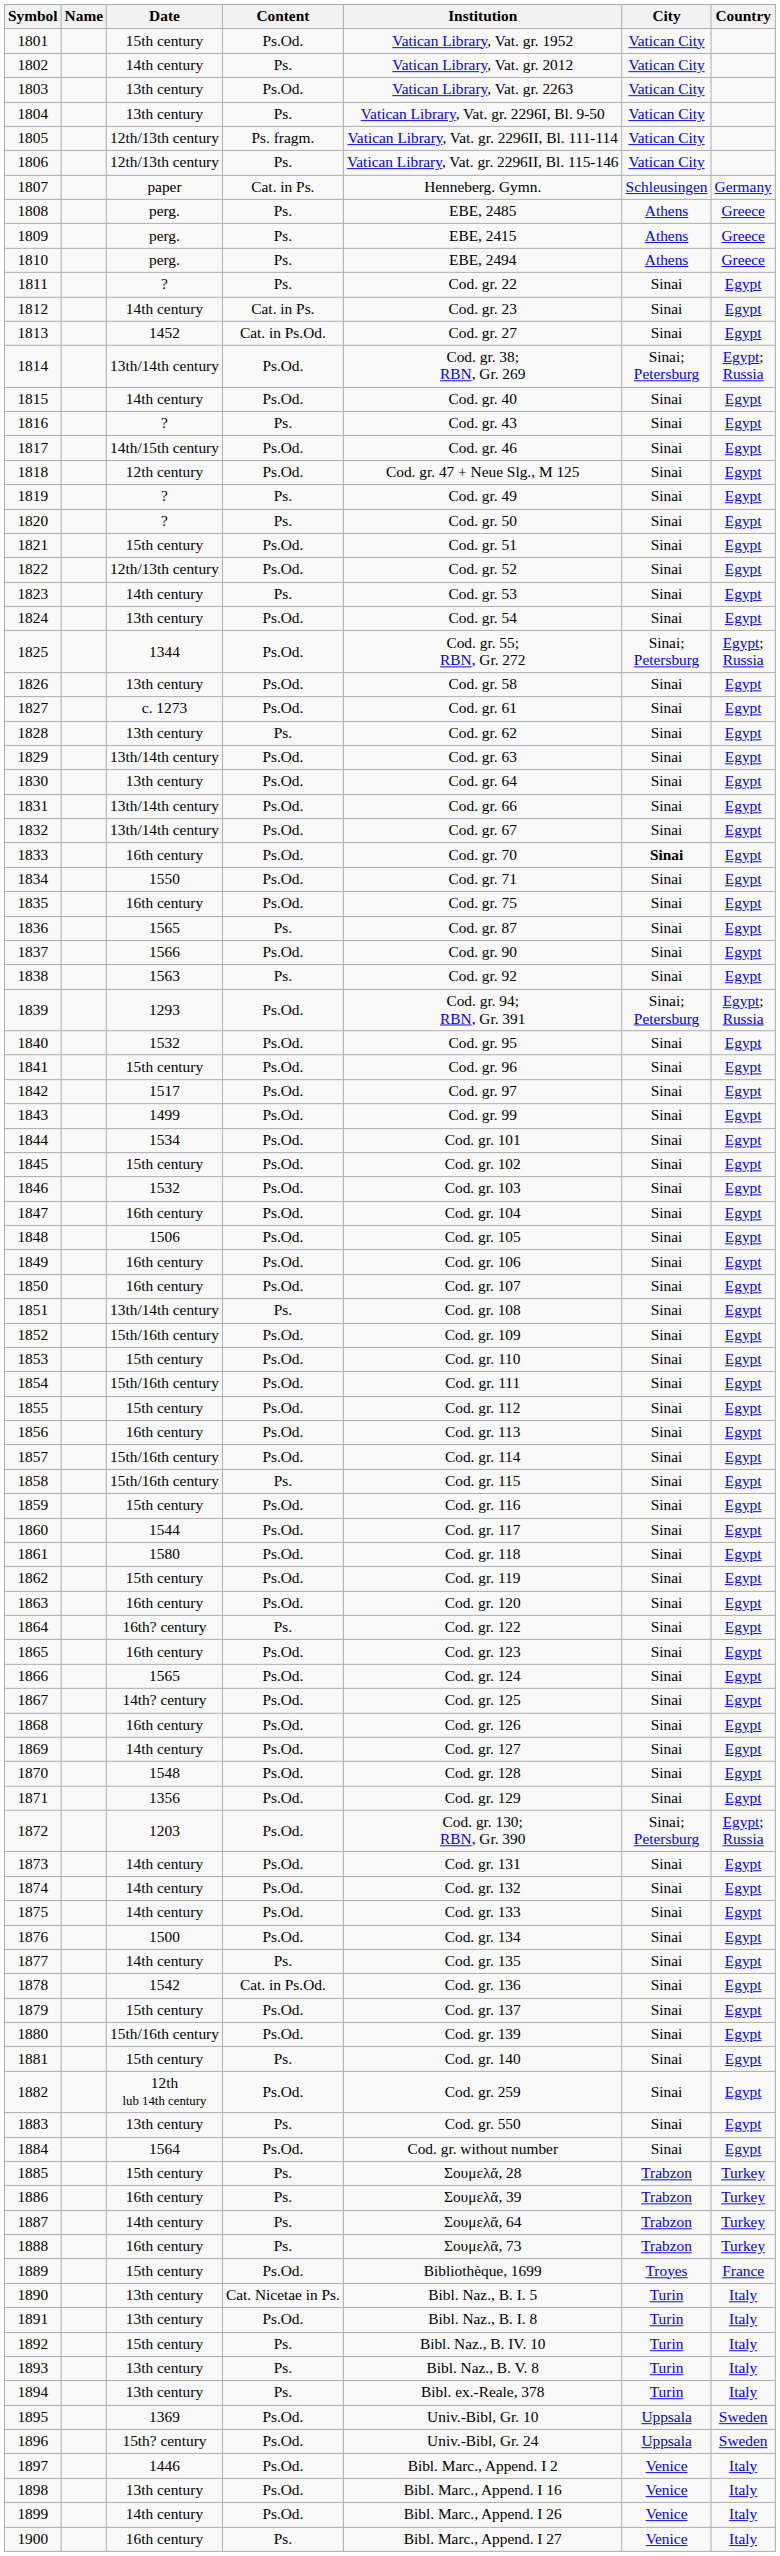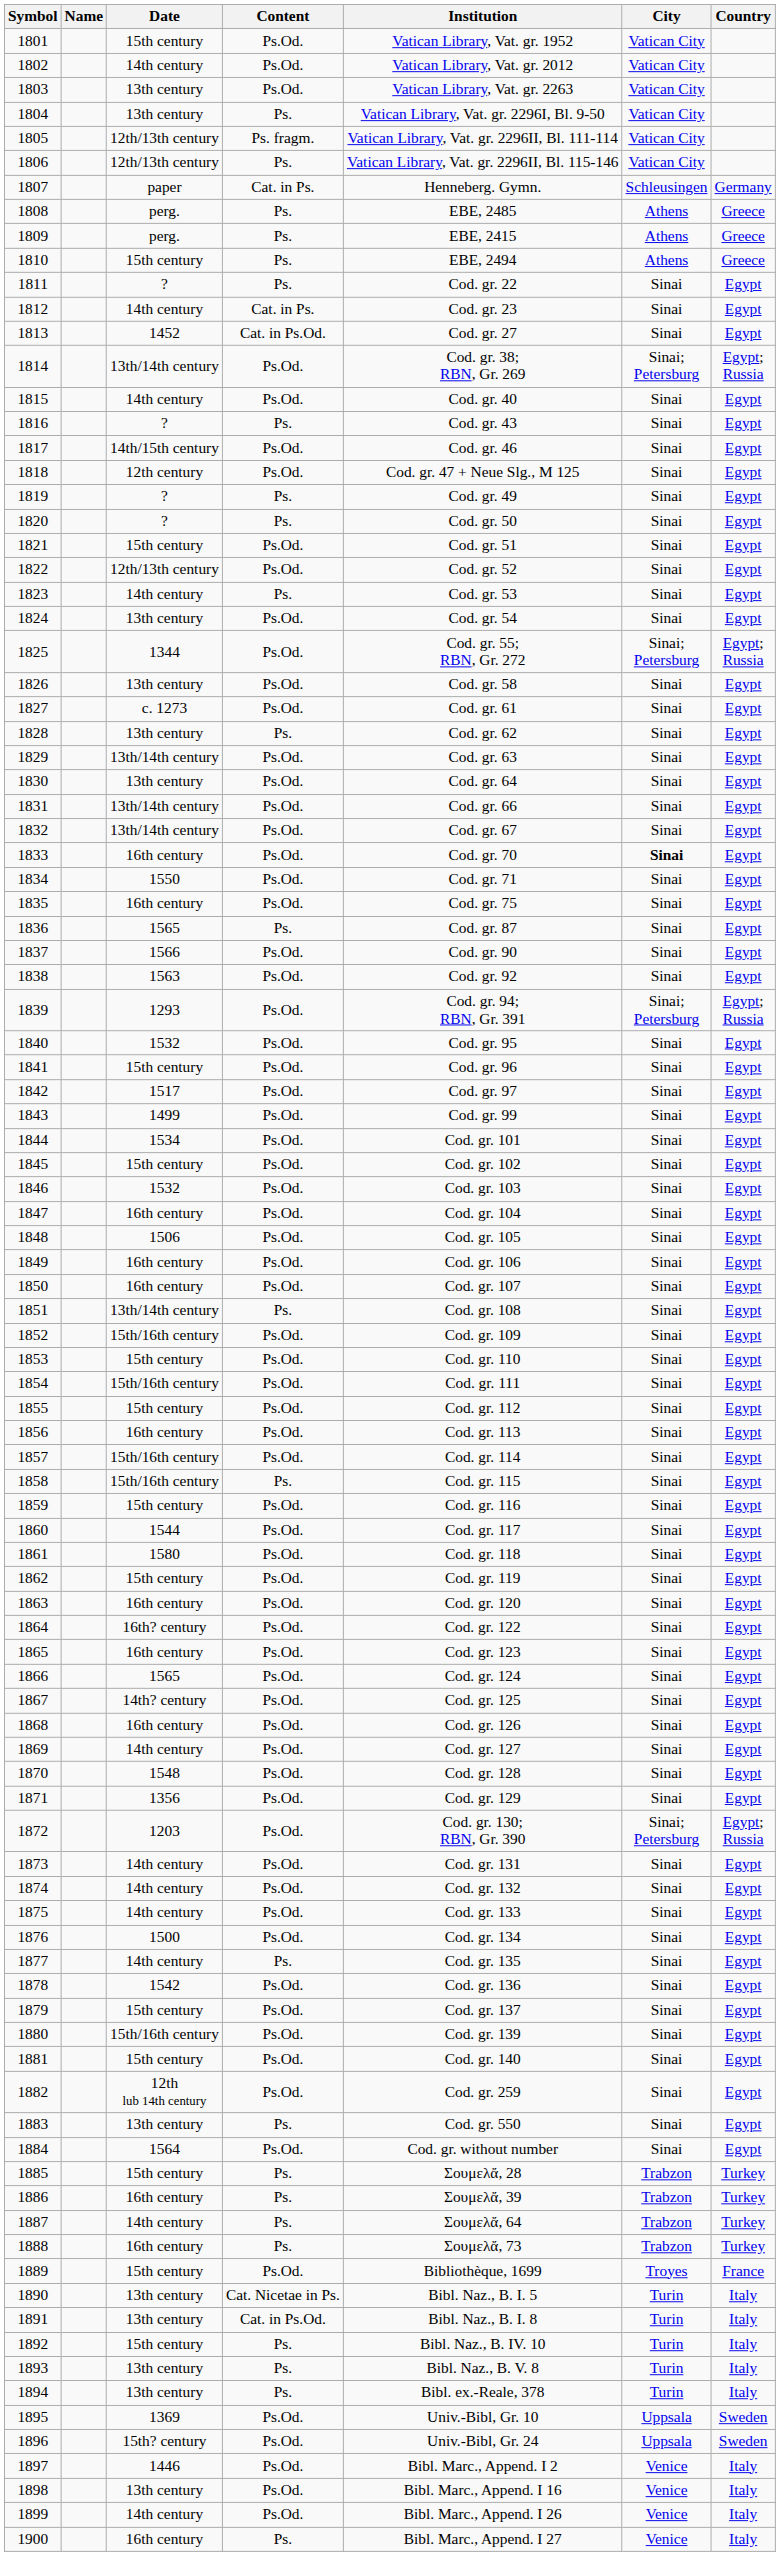(283, 65) Ps. -> (283, 65) Ps.Od.
(164, 260) perg. -> (164, 260) 15th century
(283, 976) Ps. -> (283, 976) Ps.Od.
(283, 1627) Ps. -> (283, 1627) Ps.Od.
(283, 1985) Cat. in Ps.Od. -> (283, 1985) Ps.Od.
(283, 2058) Ps. -> (283, 2058) Ps.Od.
(283, 2319) Ps.Od. -> (283, 2319) Cat. in Ps.Od.
